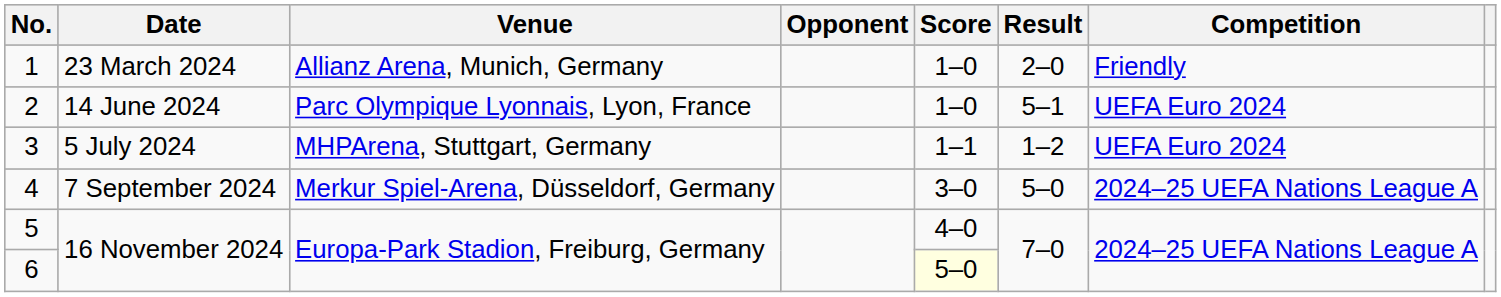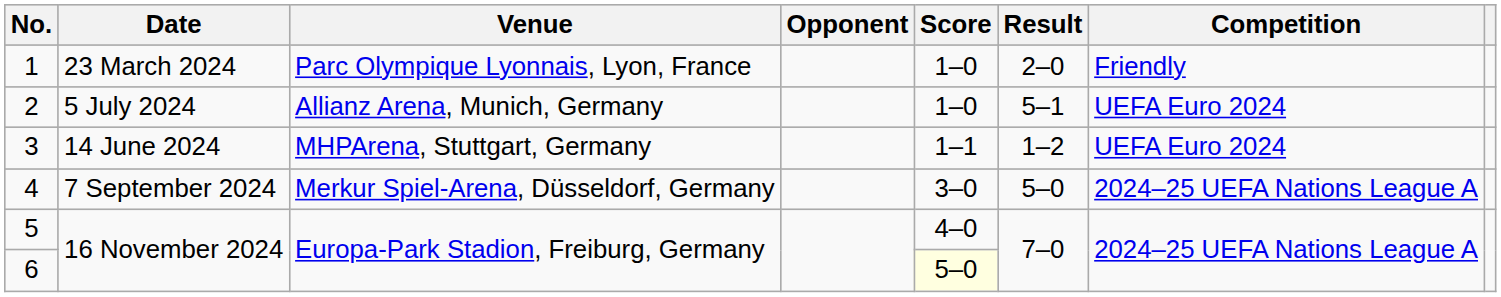(479, 65) Allianz Arena, Munich, Germany -> (523, 65) Parc Olympique Lyonnais, Lyon, France
(142, 106) 14 June 2024 -> (130, 106) 5 July 2024
(523, 106) Parc Olympique Lyonnais, Lyon, France -> (479, 106) Allianz Arena, Munich, Germany
(130, 147) 5 July 2024 -> (142, 147) 14 June 2024
